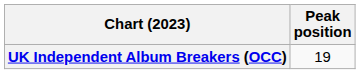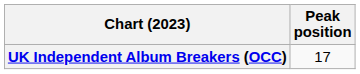(323, 56) 19 -> (323, 56) 17
